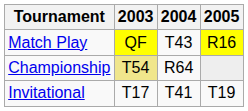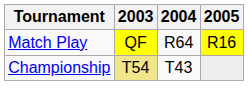(179, 42) T43 -> (179, 42) R64
(179, 67) R64 -> (179, 67) T43
- row: (46, 93)
